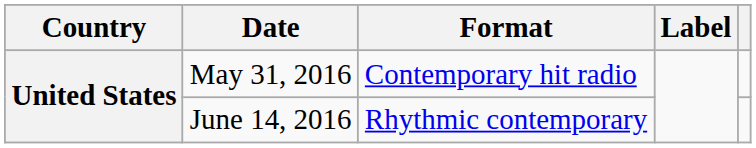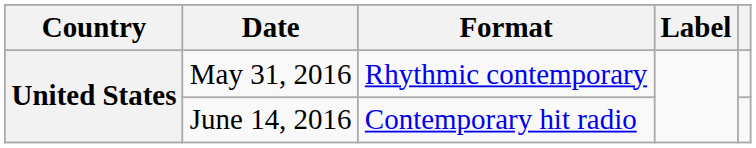(501, 73) Contemporary hit radio -> (506, 73) Rhythmic contemporary
(506, 119) Rhythmic contemporary -> (501, 119) Contemporary hit radio
